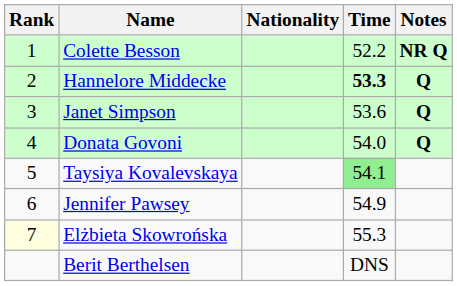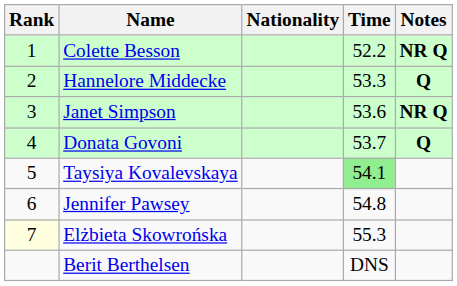(369, 81) bold -> (369, 81) normal
(424, 111) Q -> (424, 111) NR Q
(369, 142) 54.0 -> (369, 142) 53.7
(369, 204) 54.9 -> (369, 204) 54.8
